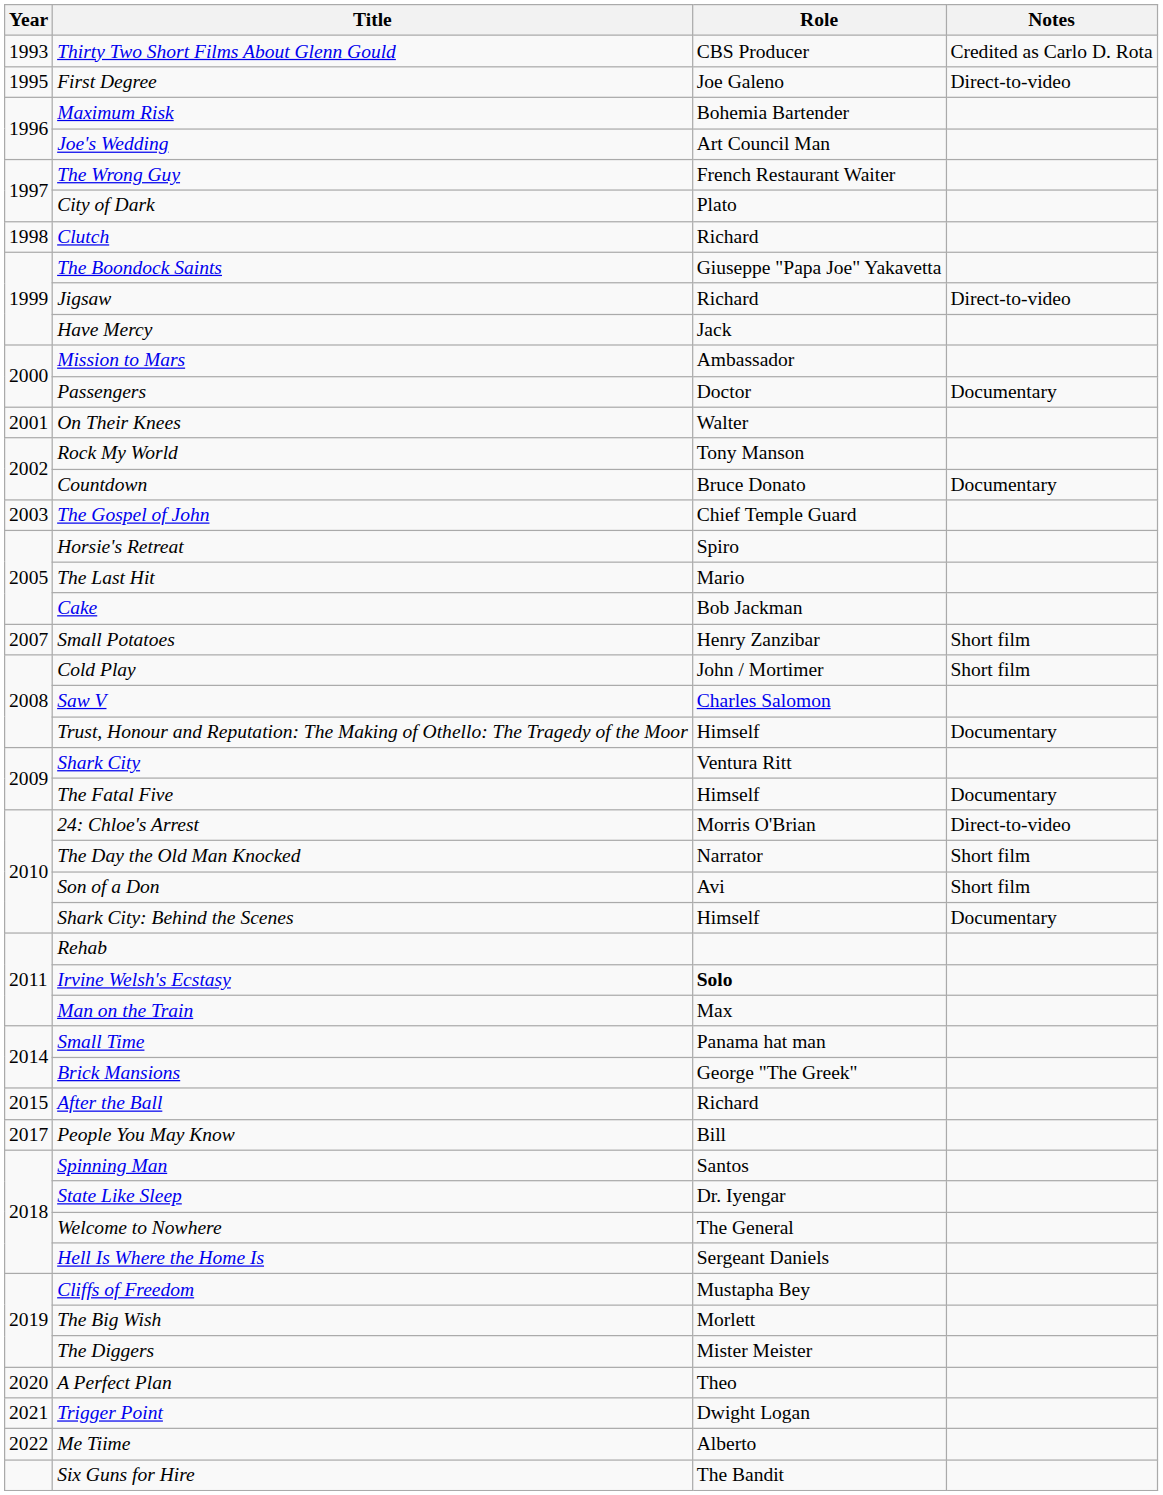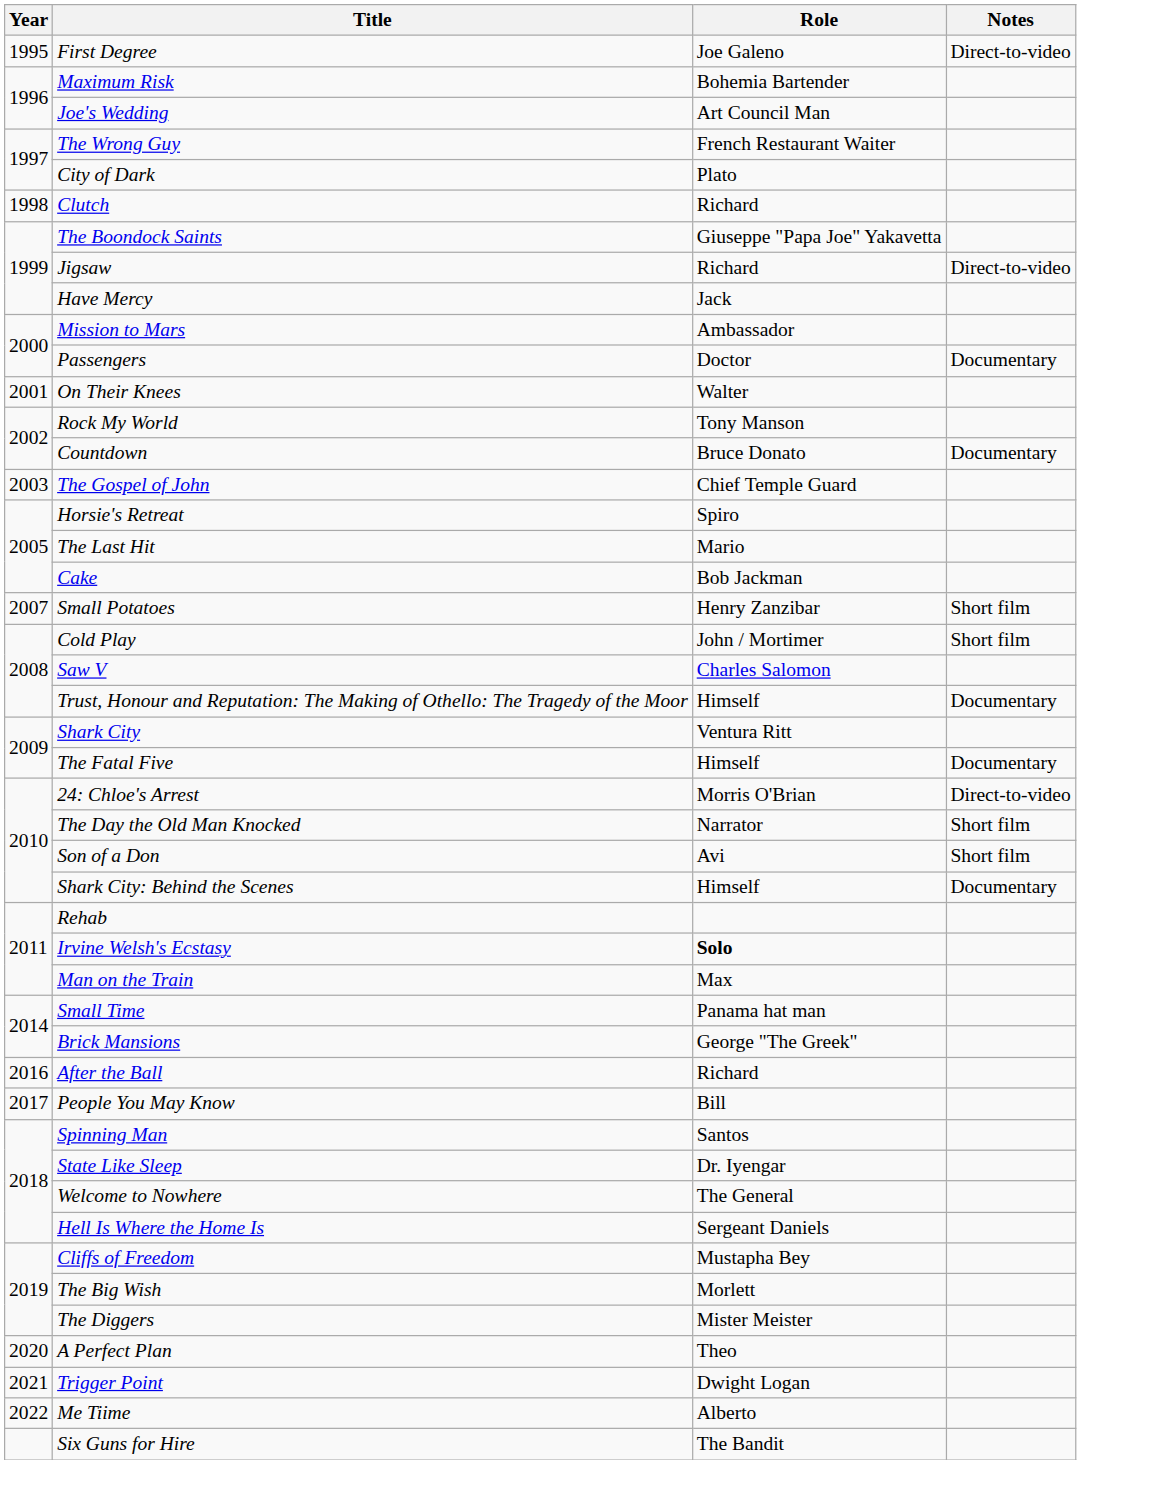- row: (227, 50)
(29, 1103) 2015 -> (29, 1072) 2016
